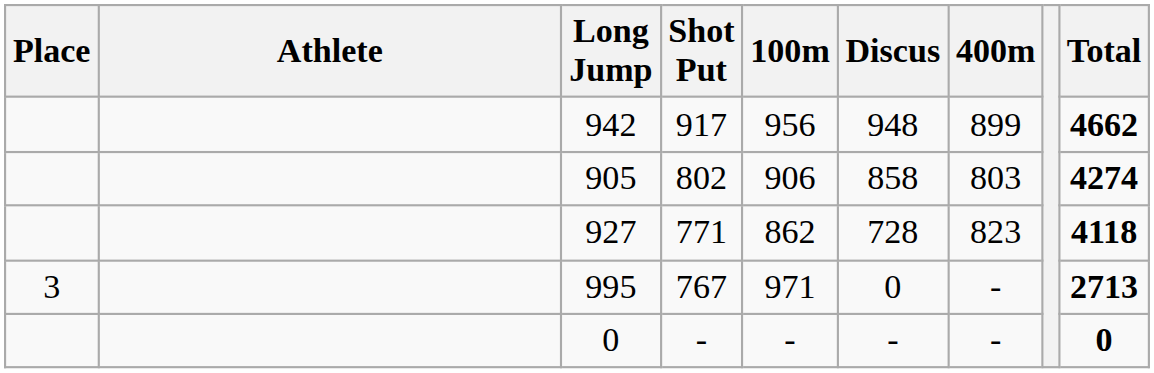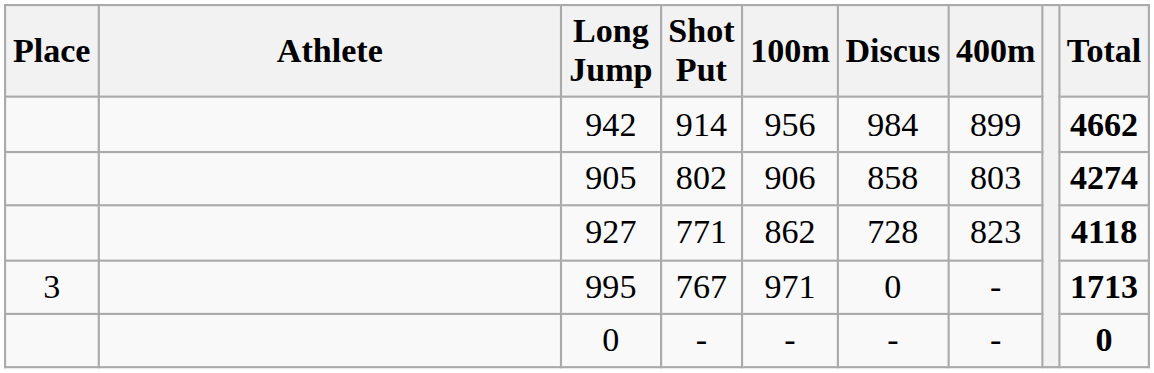(701, 123) 917 -> (701, 123) 914
(893, 123) 948 -> (893, 123) 984
(1104, 286) 2713 -> (1104, 286) 1713
